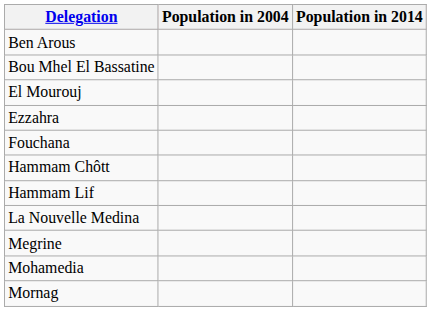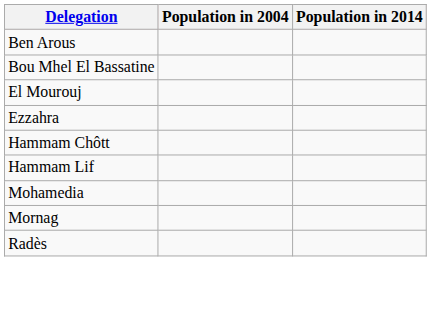- row: (39, 142)
- row: (74, 218)
- row: (35, 243)
+ row: (28, 243)
